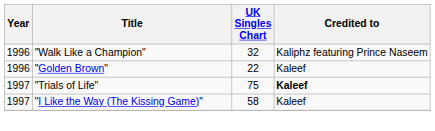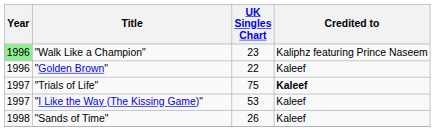(18, 52) no background -> (18, 52) lightgreen background
(253, 52) 32 -> (253, 52) 23
(253, 102) 58 -> (253, 102) 53
+ row: (72, 118)
